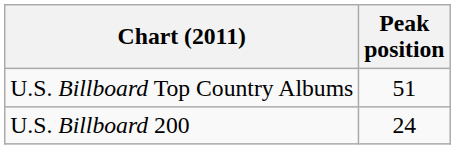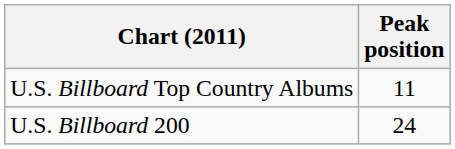(404, 87) 51 -> (404, 87) 11
